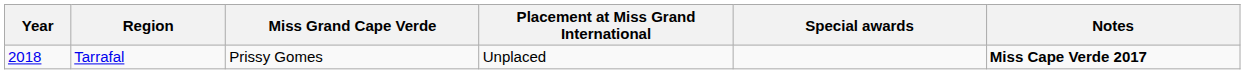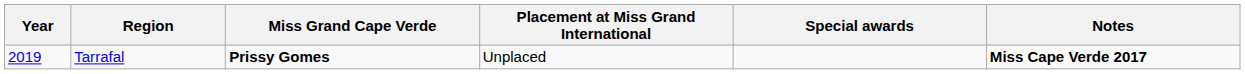(25, 57) 2018 -> (25, 57) 2019
(276, 57) normal -> (279, 57) bold
